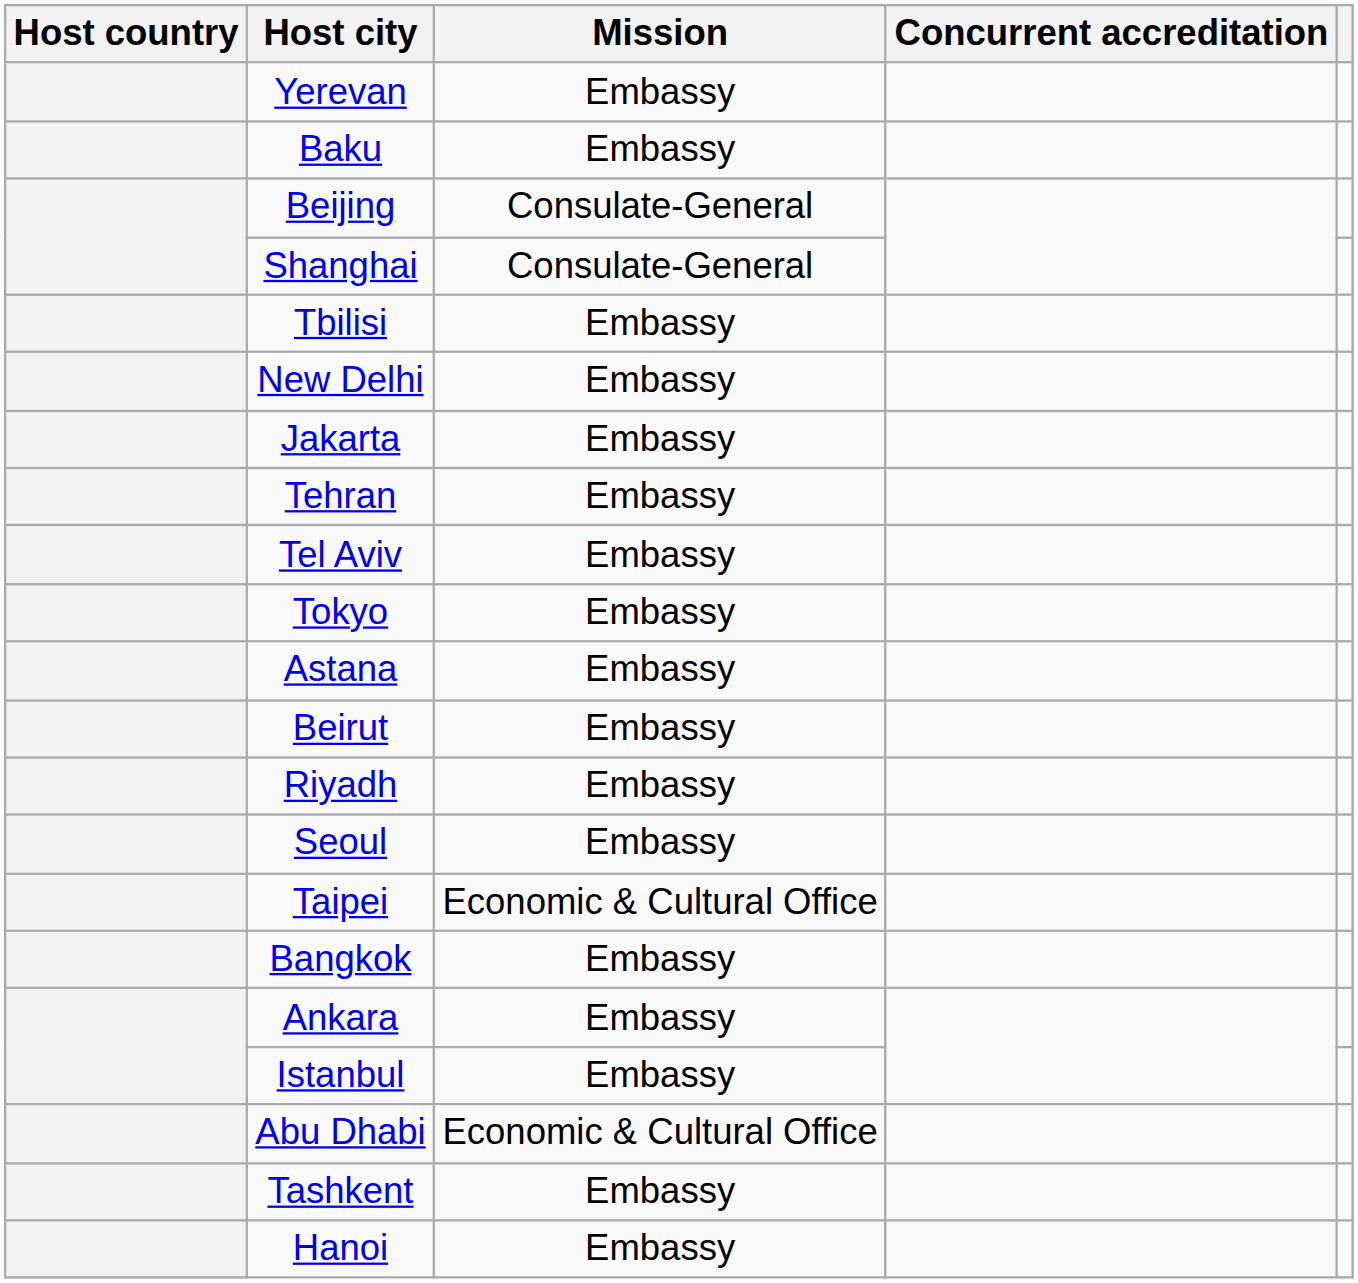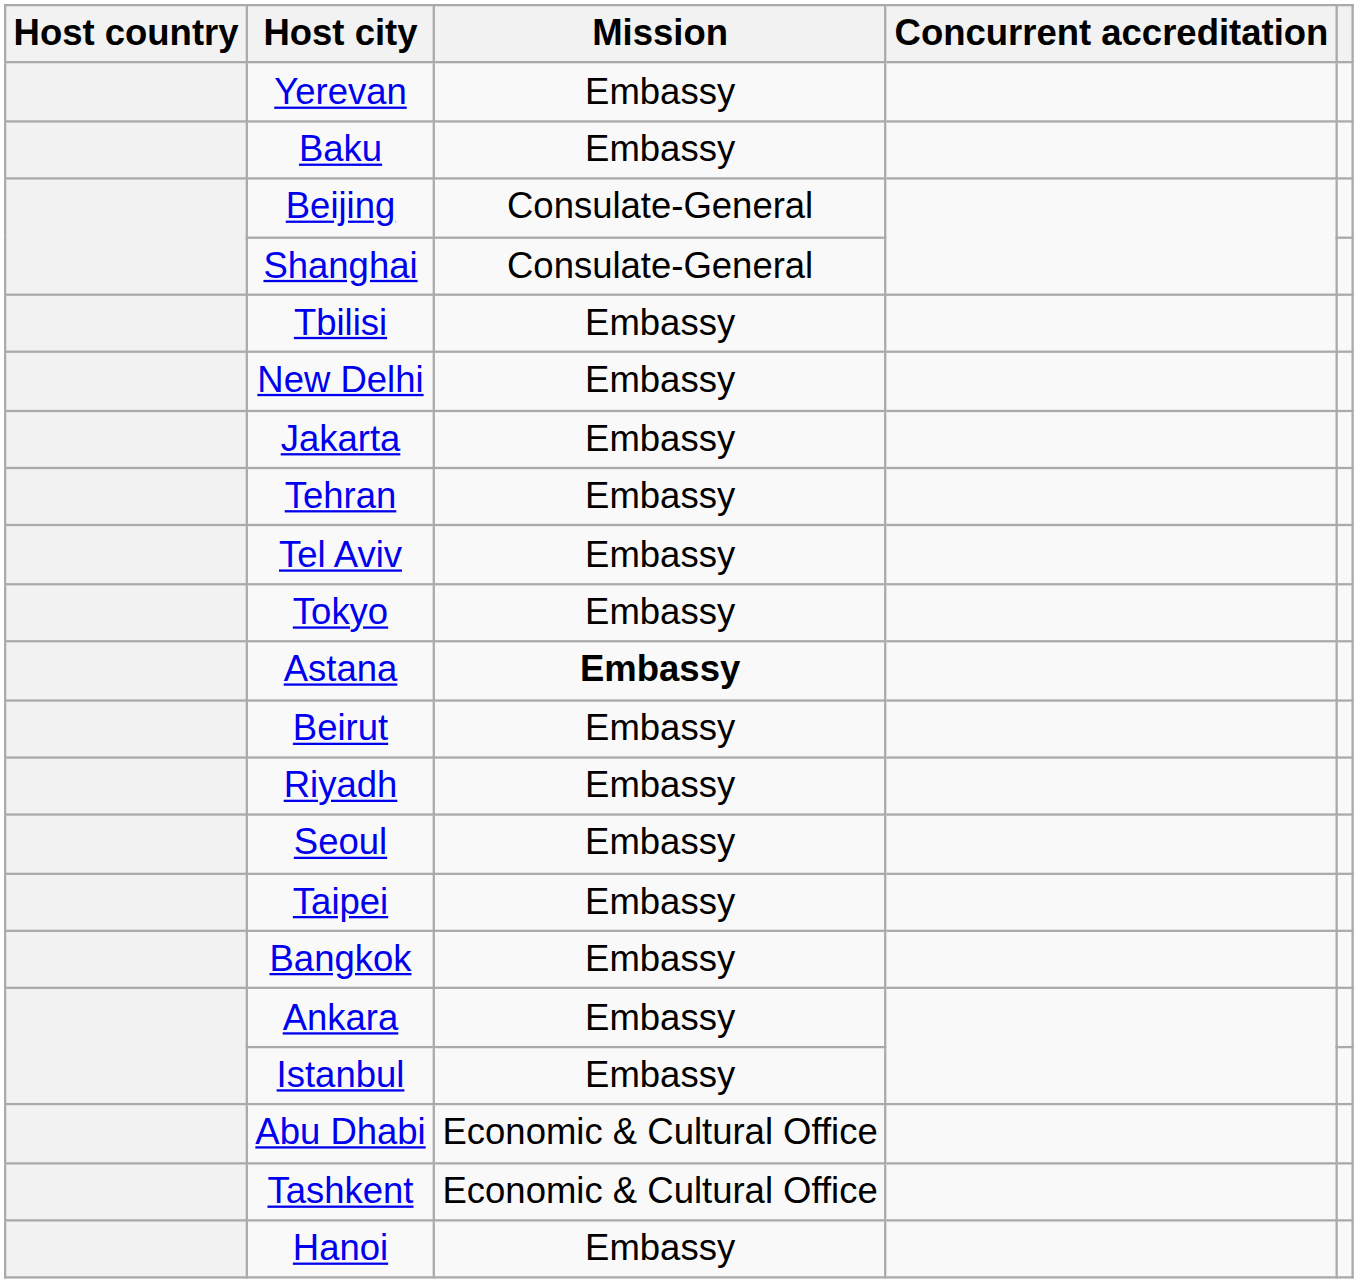(660, 669) normal -> (660, 669) bold
(660, 901) Economic & Cultural Office -> (660, 901) Embassy
(660, 1190) Embassy -> (660, 1190) Economic & Cultural Office
